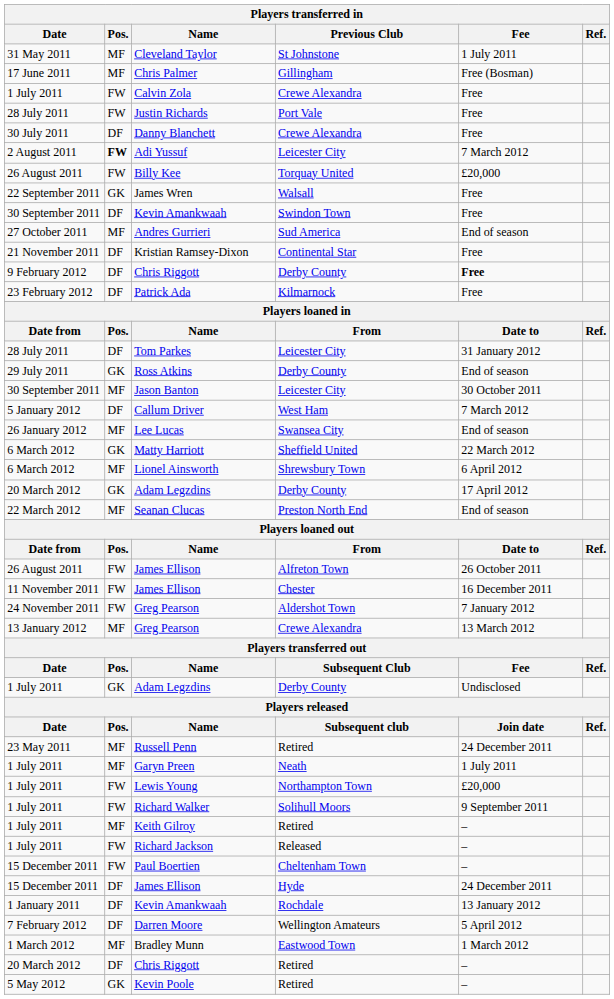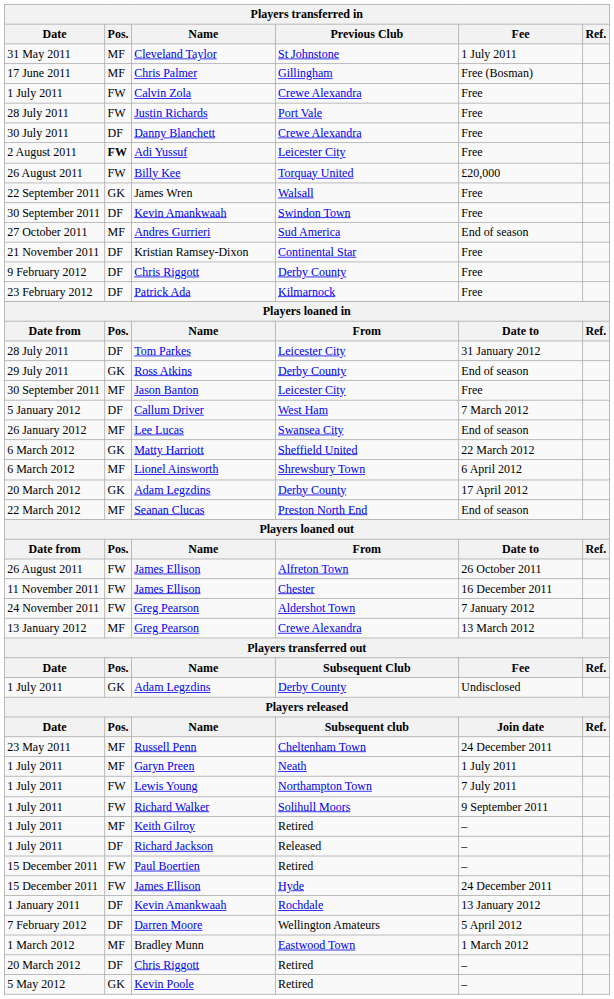(495, 153) 7 March 2012 -> (472, 153) Free
(473, 271) bold -> (472, 271) normal
(501, 390) 30 October 2011 -> (472, 390) Free
(296, 747) Retired -> (322, 747) Cheltenham Town
(481, 786) £20,000 -> (489, 786) 7 July 2011
(117, 846) FW -> (115, 846) DF
(322, 865) Cheltenham Town -> (296, 865) Retired
(115, 885) DF -> (117, 885) FW
